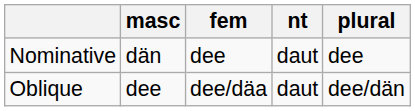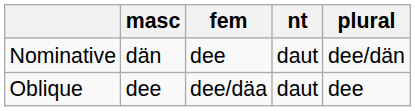(346, 55) dee -> (366, 55) dee/dän
(366, 88) dee/dän -> (346, 88) dee
